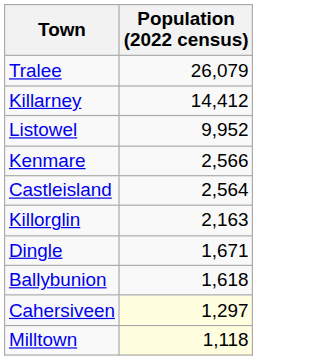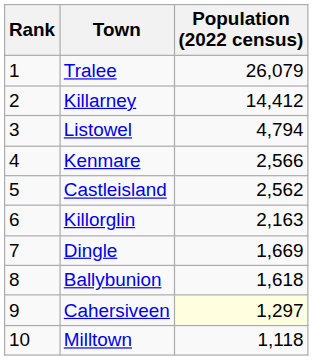+ column: (32, 30)
(225, 130) 9,952 -> (280, 130) 4,794
(225, 190) 2,564 -> (280, 190) 2,562
(225, 250) 1,671 -> (280, 250) 1,669
(226, 340) lightyellow background -> (280, 340) no background
